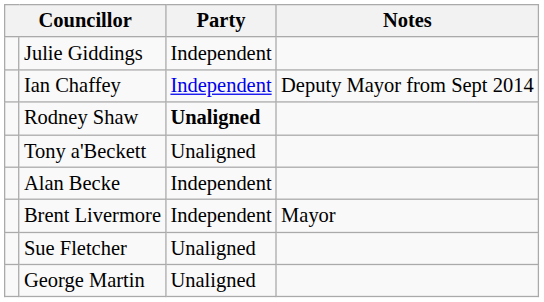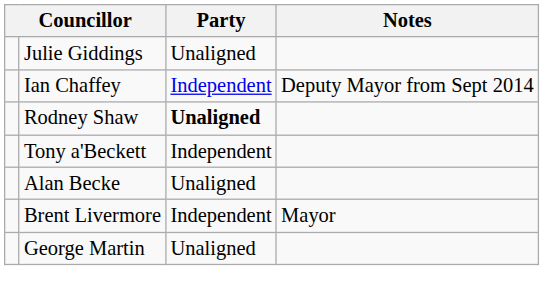(221, 53) Independent -> (213, 53) Unaligned
(213, 150) Unaligned -> (221, 150) Independent
(221, 183) Independent -> (213, 183) Unaligned
- row: (75, 248)
